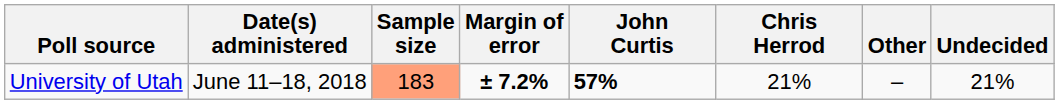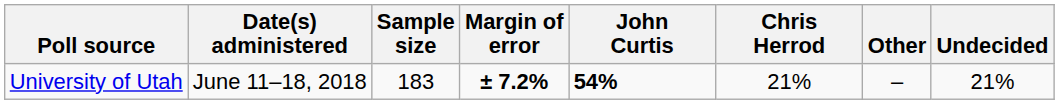(416, 81) lightsalmon background -> (416, 81) no background
(596, 81) 57% -> (596, 81) 54%
